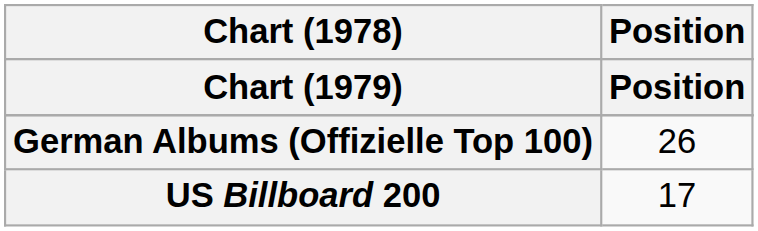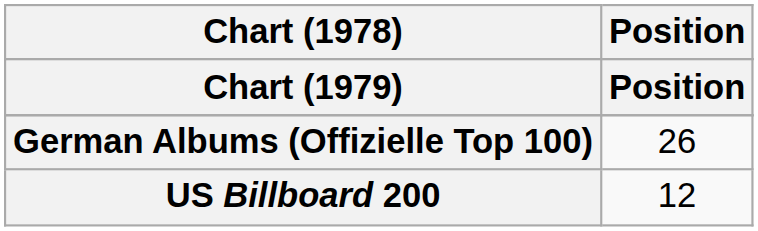(677, 196) 17 -> (677, 196) 12
